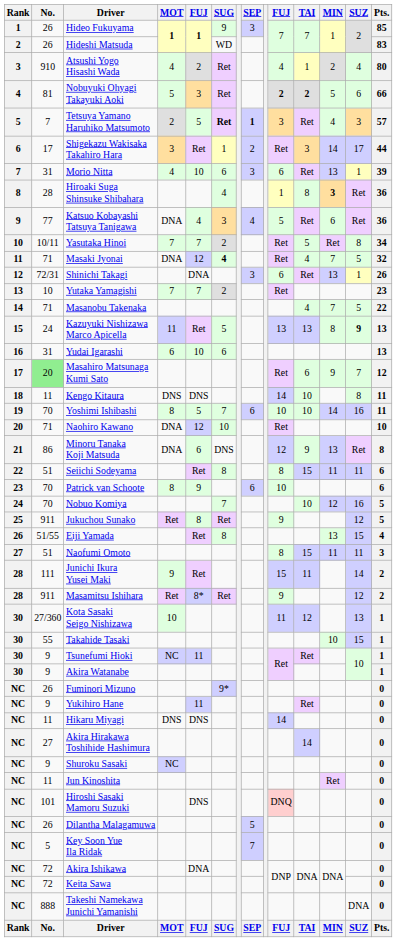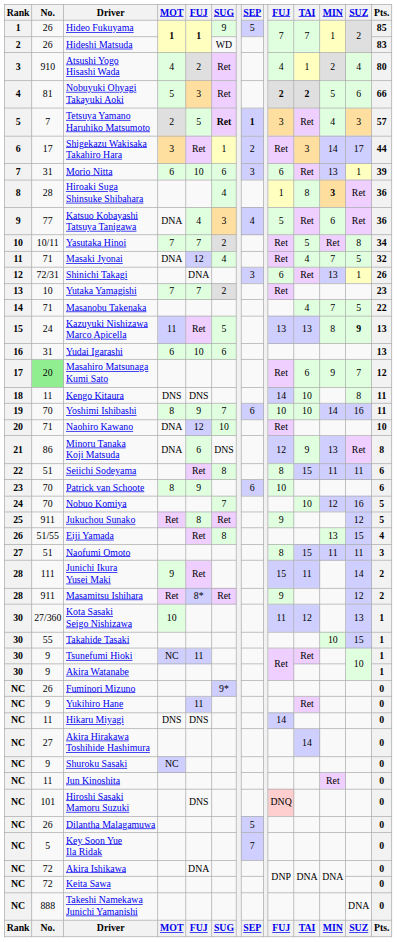(252, 28) 3 -> (252, 28) 5
(172, 171) 4 -> (172, 171) 6
(224, 258) bold -> (224, 258) normal
(199, 411) 5 -> (199, 411) 9
